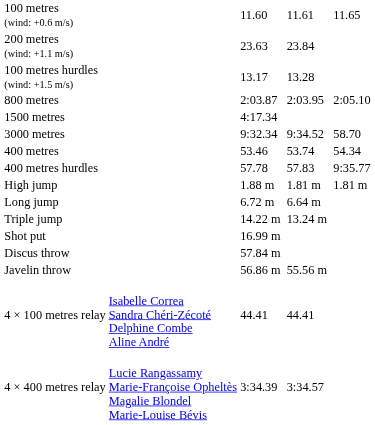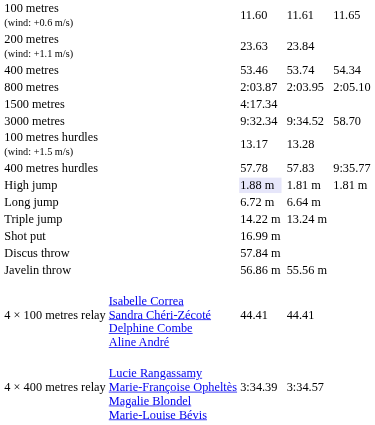rows swapped: (32, 151) <-> (51, 76)
(257, 185) no background -> (257, 185) lavender background
